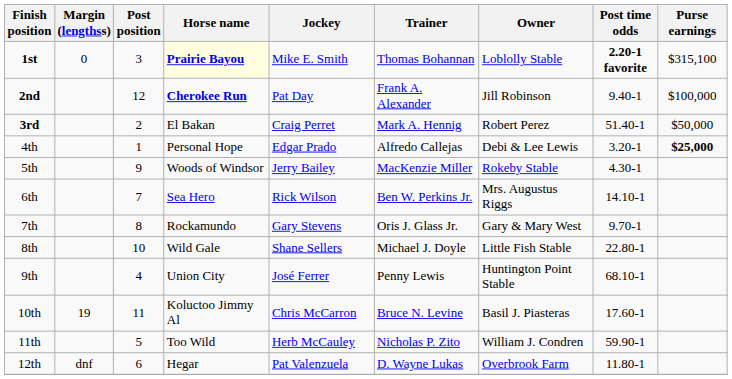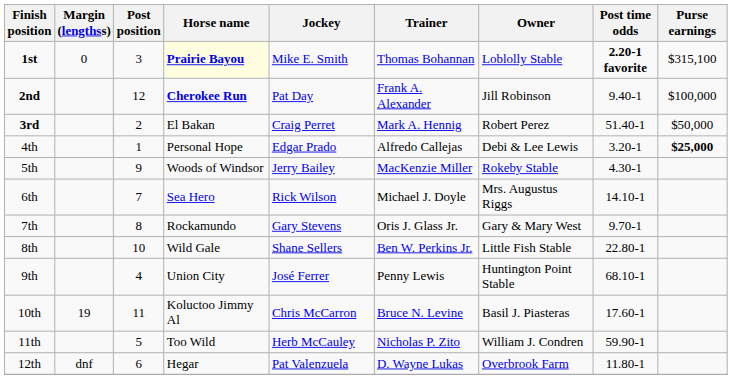(425, 197) Ben W. Perkins Jr. -> (421, 197) Michael J. Doyle
(421, 247) Michael J. Doyle -> (425, 247) Ben W. Perkins Jr.
